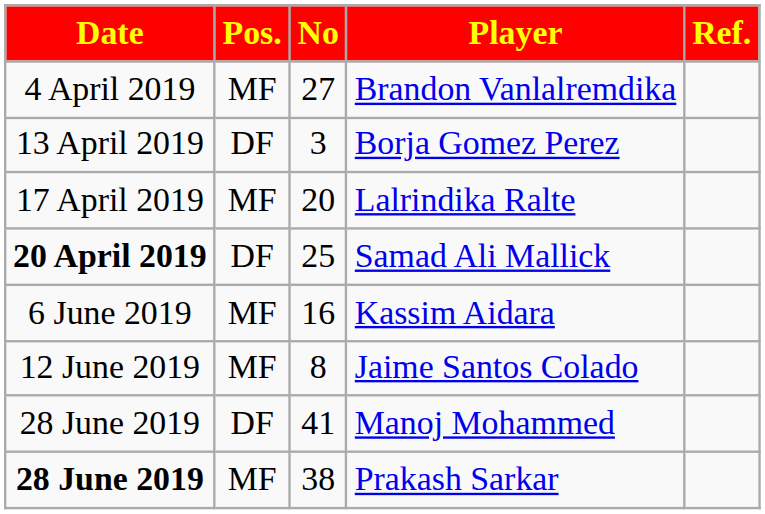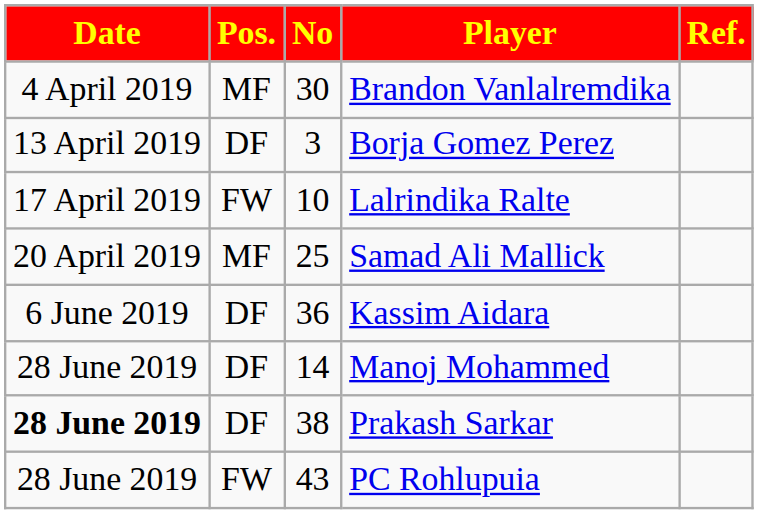(318, 88) 27 -> (313, 88) 30
(252, 200) MF -> (246, 200) FW
(318, 200) 20 -> (313, 200) 10
(110, 256) bold -> (107, 256) normal
(252, 256) DF -> (246, 256) MF
(252, 311) MF -> (246, 311) DF
(318, 311) 16 -> (313, 311) 36
- row: (497, 367)
(318, 423) 41 -> (313, 367) 14
(252, 479) MF -> (246, 423) DF
+ row: (445, 479)
